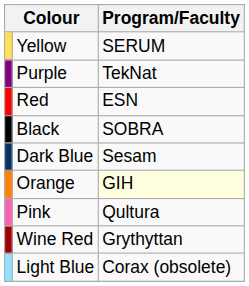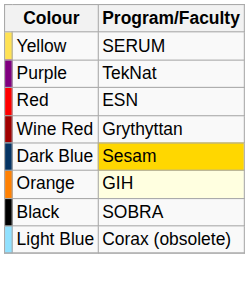rows swapped: (38, 128) <-> (55, 239)
(129, 156) no background -> (129, 156) gold background
- row: (34, 211)
